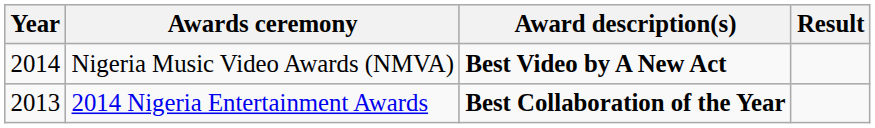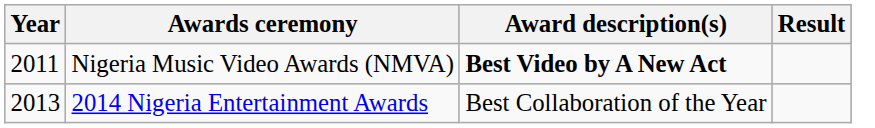(35, 63) 2014 -> (35, 63) 2011
(625, 102) bold -> (616, 102) normal
